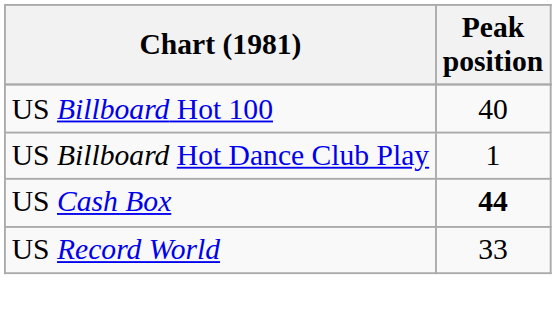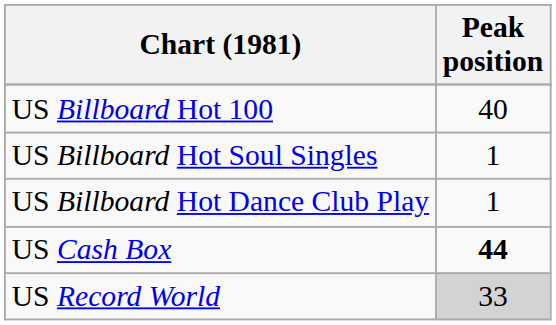+ row: (195, 155)
(493, 249) no background -> (493, 295) lightgrey background
